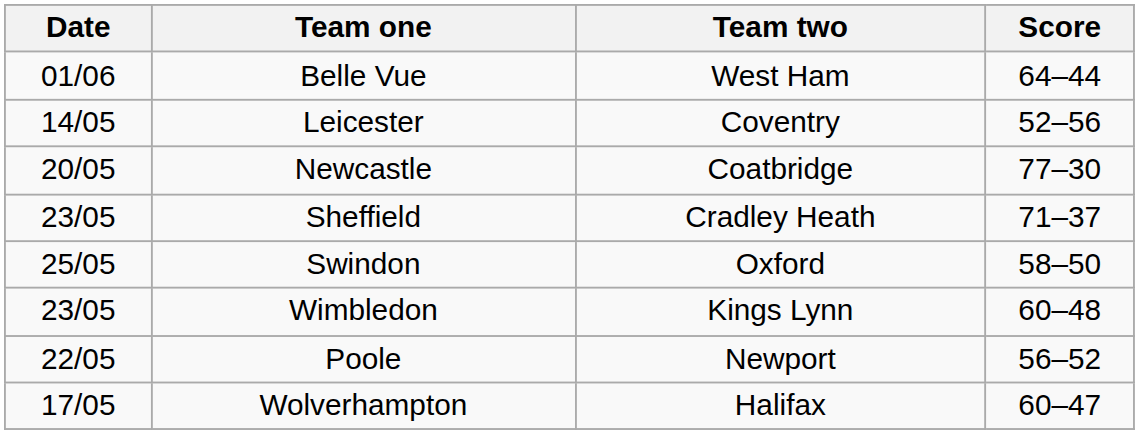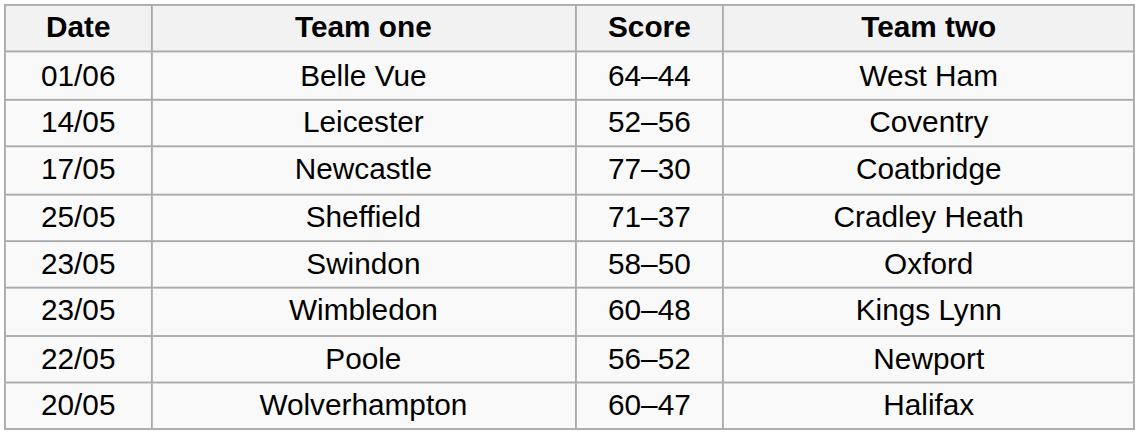columns swapped: (1060, 28) <-> (780, 28)
(78, 169) 20/05 -> (78, 169) 17/05
(78, 216) 23/05 -> (78, 216) 25/05
(78, 264) 25/05 -> (78, 264) 23/05
(78, 405) 17/05 -> (78, 405) 20/05
